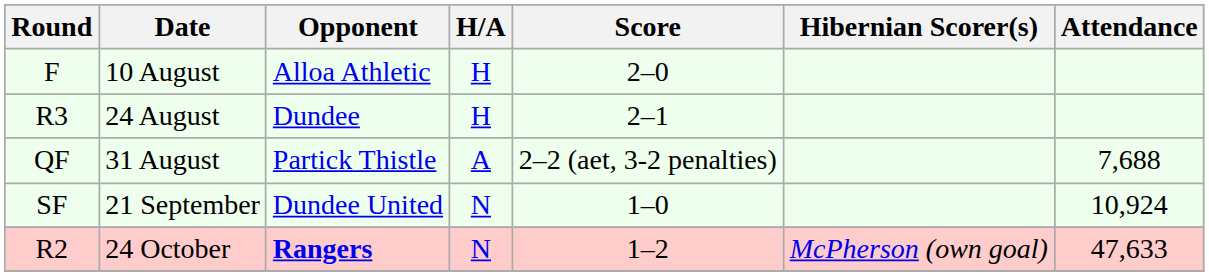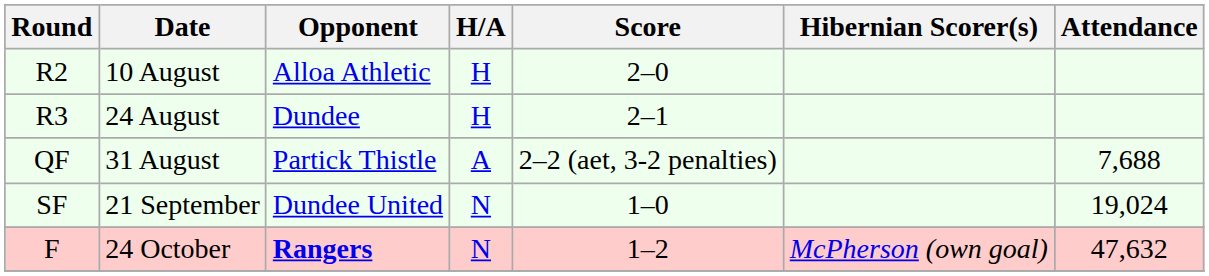(52, 71) F -> (52, 71) R2
(1129, 204) 10,924 -> (1129, 204) 19,024
(52, 248) R2 -> (52, 248) F
(1129, 248) 47,633 -> (1129, 248) 47,632
